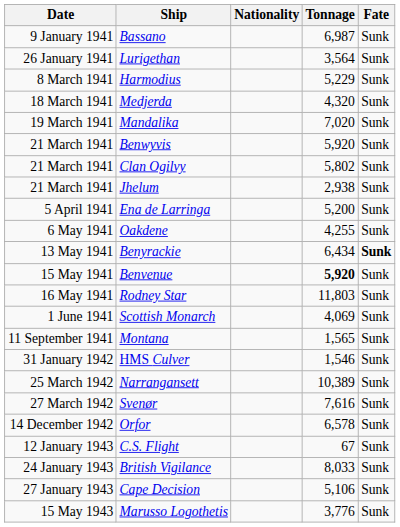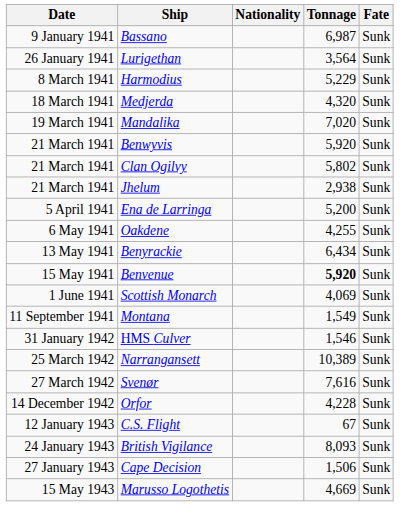(376, 252) bold -> (376, 252) normal
- row: (153, 295)
(340, 338) 1,565 -> (341, 317) 1,549
(340, 425) 6,578 -> (341, 403) 4,228
(340, 468) 8,033 -> (341, 446) 8,093
(340, 489) 5,106 -> (341, 468) 1,506
(340, 511) 3,776 -> (341, 489) 4,669
